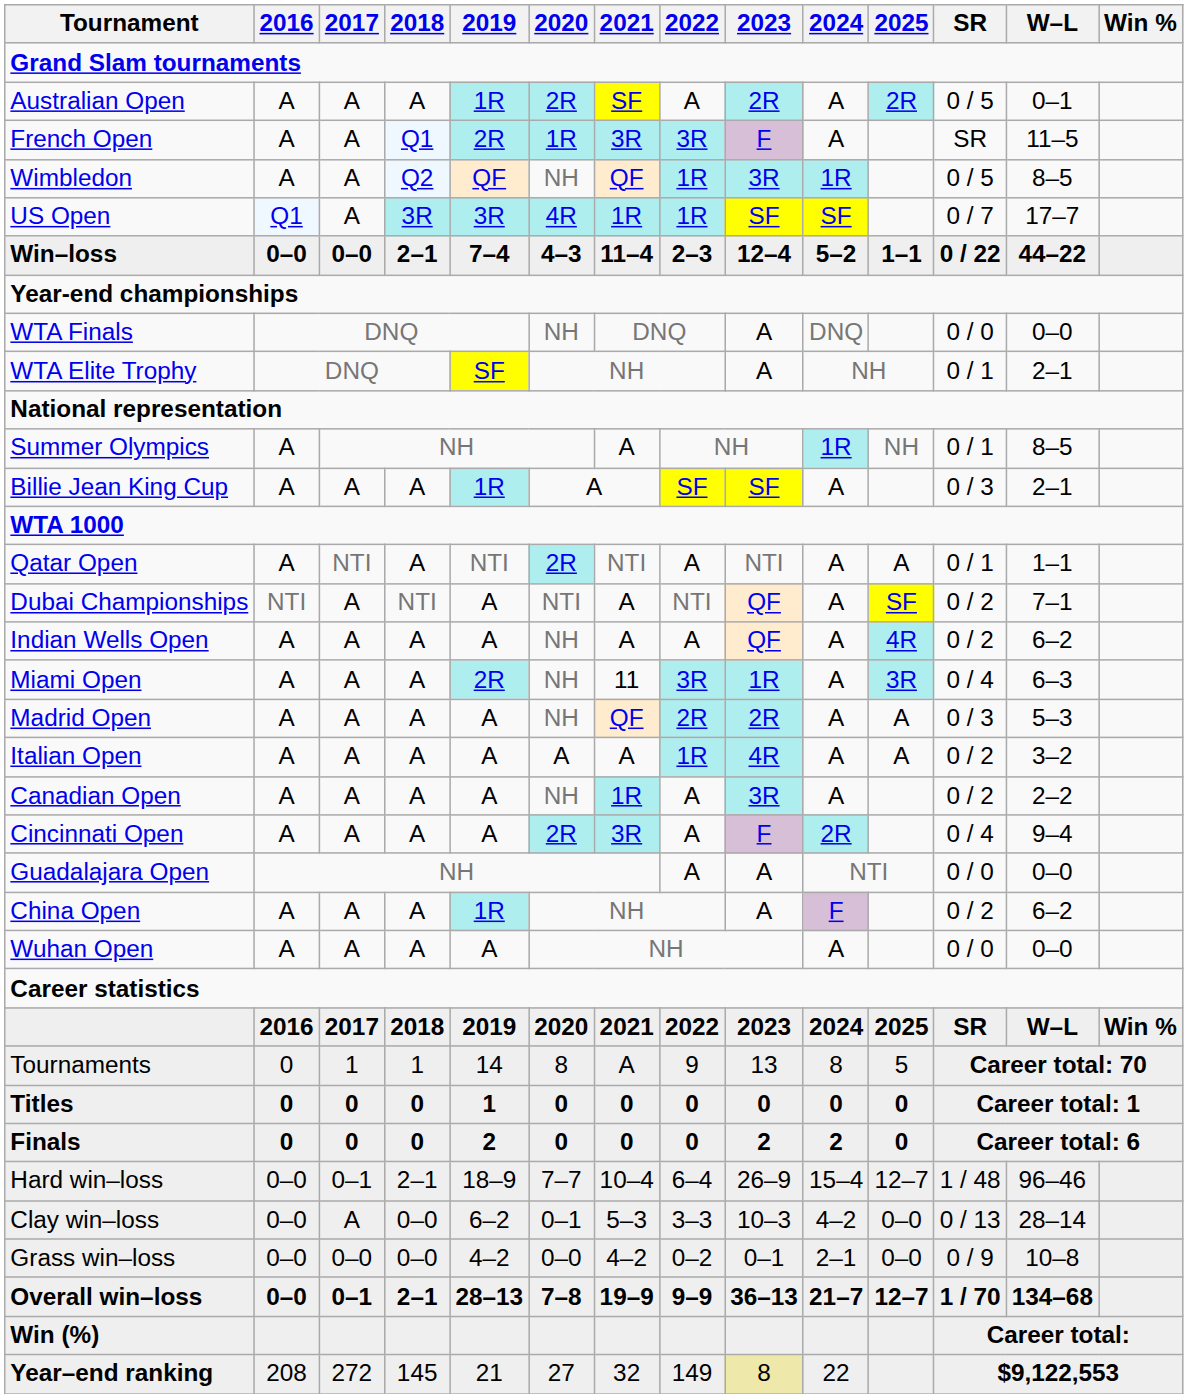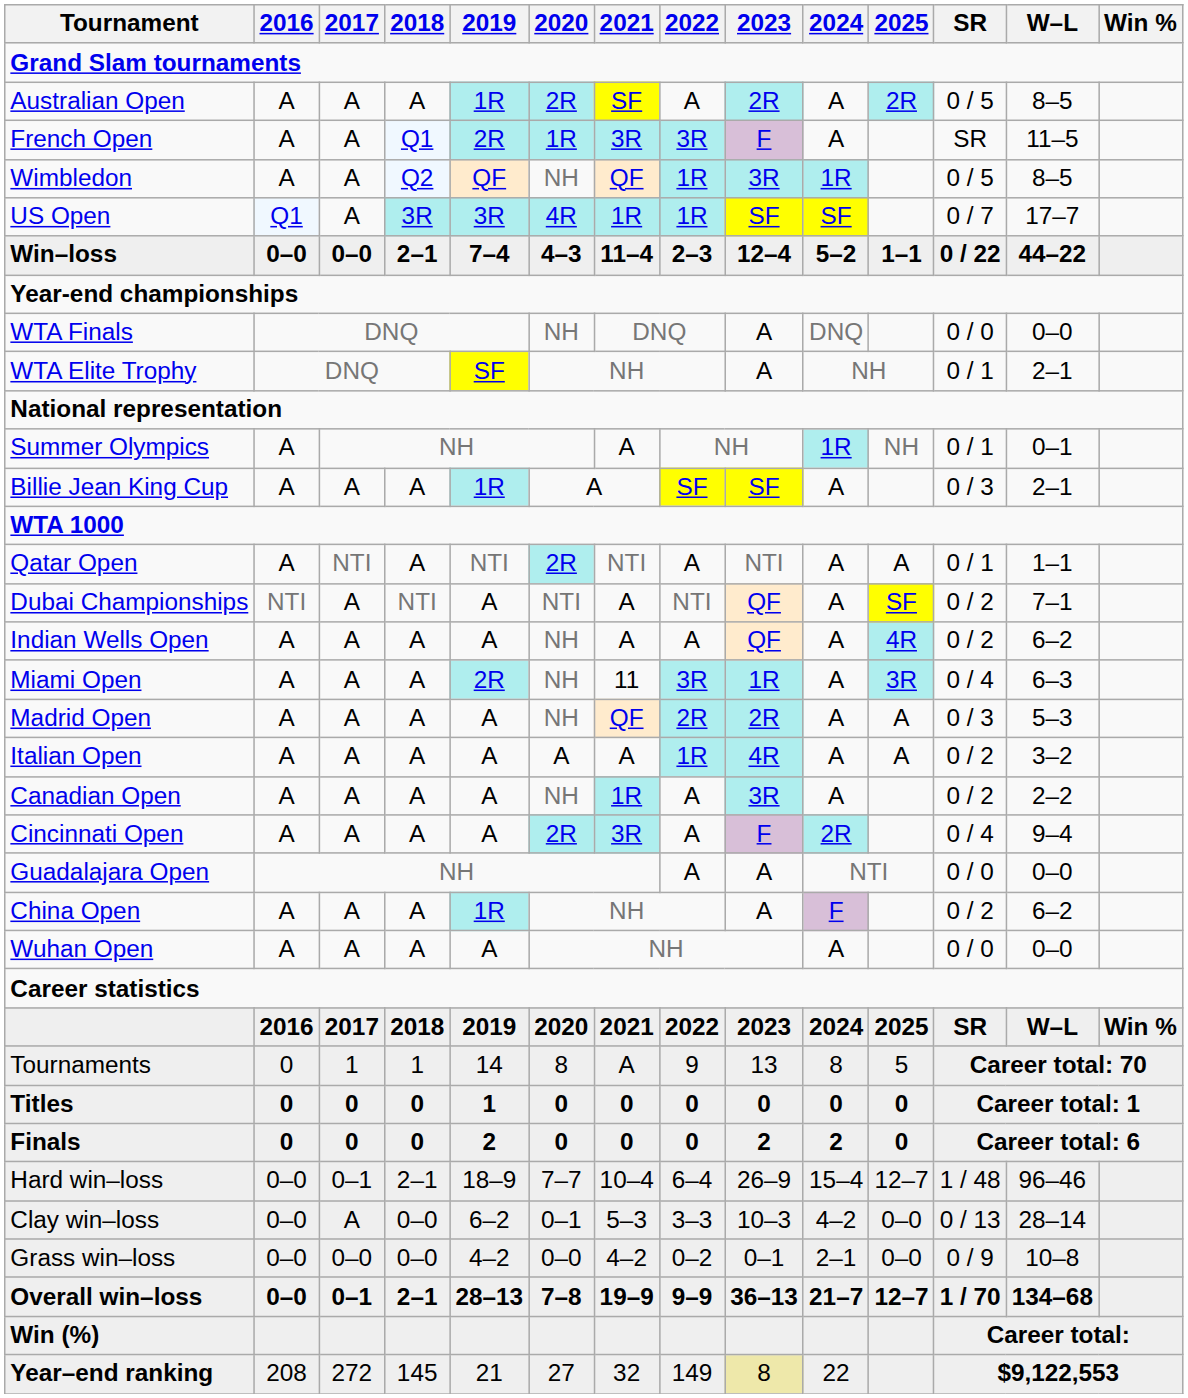(1052, 100) 0–1 -> (1052, 100) 8–5
(1052, 448) 8–5 -> (1052, 448) 0–1
